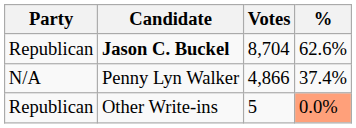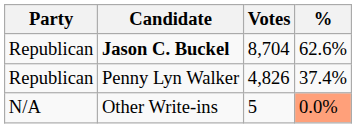(25, 78) N/A -> (51, 78) Republican
(269, 78) 4,866 -> (269, 78) 4,826
(51, 107) Republican -> (25, 107) N/A
